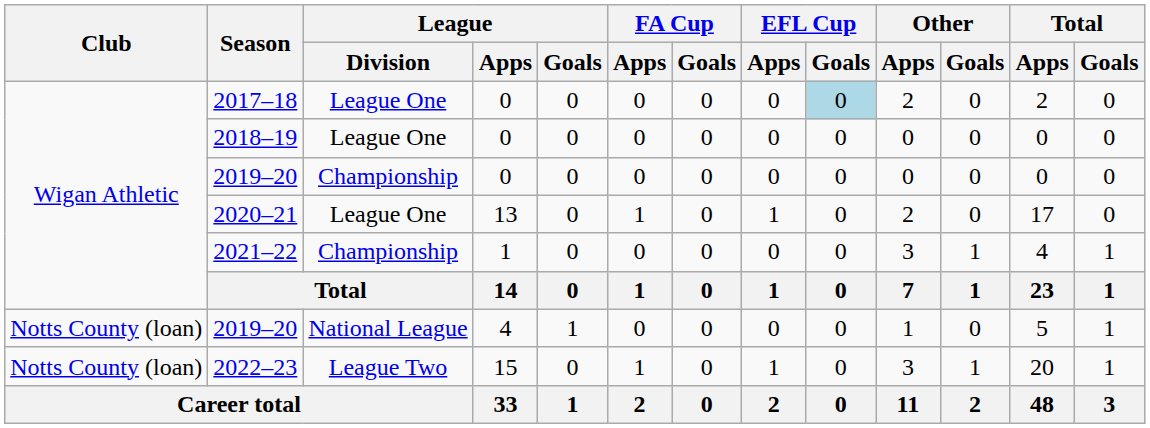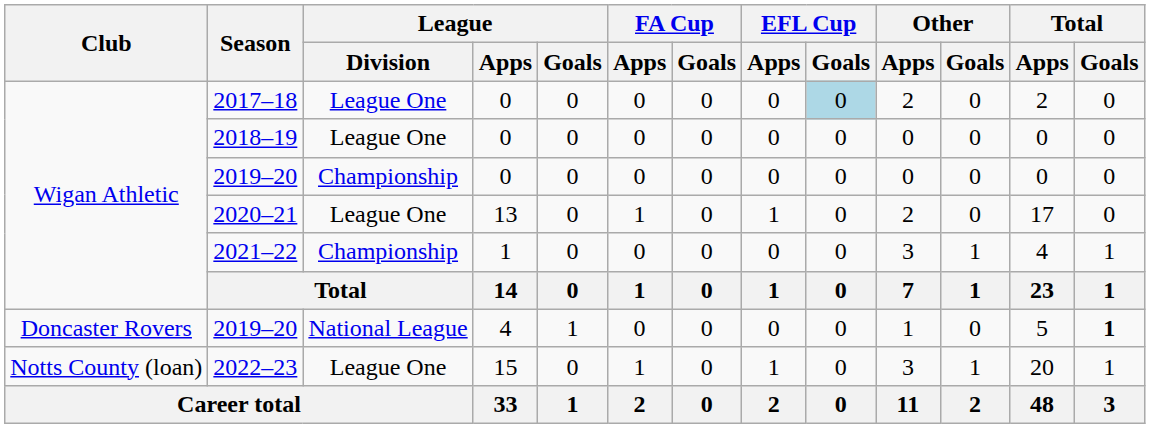(106, 328) Notts County (loan) -> (106, 328) Doncaster Rovers
(1109, 328) normal -> (1109, 328) bold
(388, 366) League Two -> (388, 366) League One
